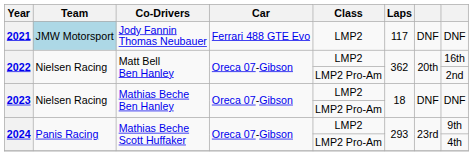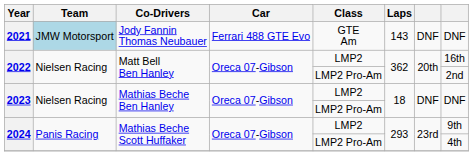(349, 36) LMP2 -> (349, 36) GTE Am
(399, 36) 117 -> (399, 36) 143
